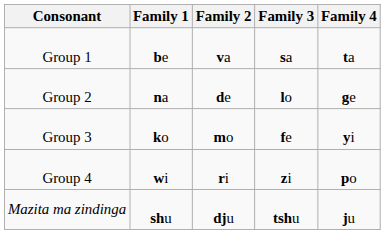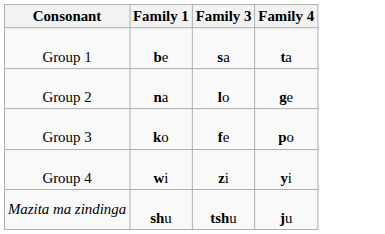- column: (224, 16)
(349, 137) yi -> (286, 137) po
(349, 177) po -> (286, 177) yi
